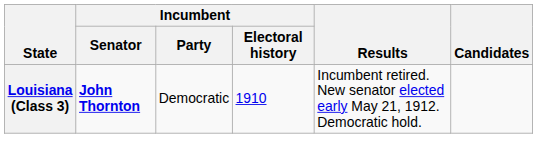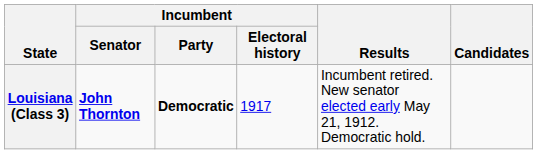(194, 98) normal -> (196, 106) bold
(251, 98) 1910 -> (256, 106) 1917
